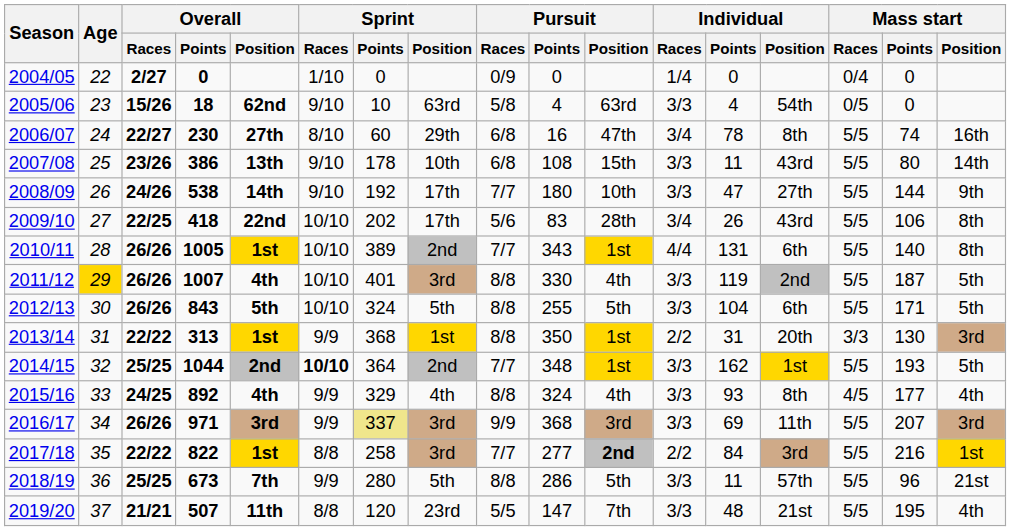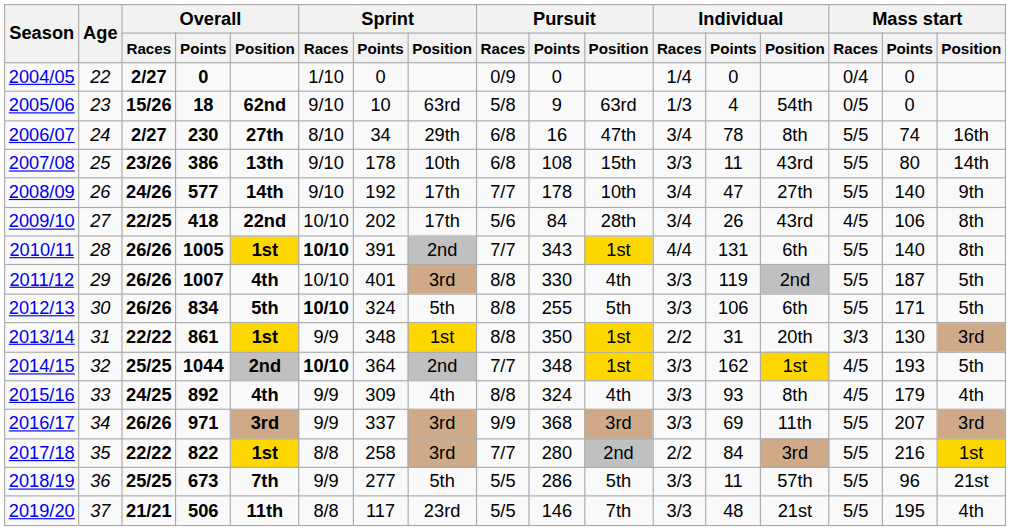(557, 105) 4 -> (557, 105) 9
(679, 105) 3/3 -> (679, 105) 1/3
(149, 134) 22/27 -> (149, 134) 2/27
(381, 134) 60 -> (381, 134) 34
(203, 192) 538 -> (203, 192) 577
(557, 192) 180 -> (557, 192) 178
(679, 192) 3/3 -> (679, 192) 3/4
(910, 192) 144 -> (910, 192) 140
(557, 221) 83 -> (557, 221) 84
(856, 221) 5/5 -> (856, 221) 4/5
(326, 250) normal -> (326, 250) bold
(381, 250) 389 -> (381, 250) 391
(100, 279) gold background -> (100, 279) no background
(203, 308) 843 -> (203, 308) 834
(326, 308) normal -> (326, 308) bold
(733, 308) 104 -> (733, 308) 106
(203, 337) 313 -> (203, 337) 861
(381, 337) 368 -> (381, 337) 348
(856, 366) 5/5 -> (856, 366) 4/5
(381, 395) 329 -> (381, 395) 309
(910, 395) 177 -> (910, 395) 179
(381, 423) khaki background -> (381, 423) no background
(557, 452) 277 -> (557, 452) 280
(619, 452) bold -> (619, 452) normal
(381, 481) 280 -> (381, 481) 277
(503, 481) 8/8 -> (503, 481) 5/5
(203, 510) 507 -> (203, 510) 506
(381, 510) 120 -> (381, 510) 117
(557, 510) 147 -> (557, 510) 146
